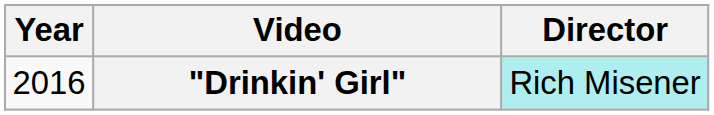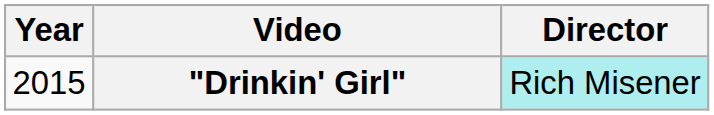(49, 82) 2016 -> (49, 82) 2015
